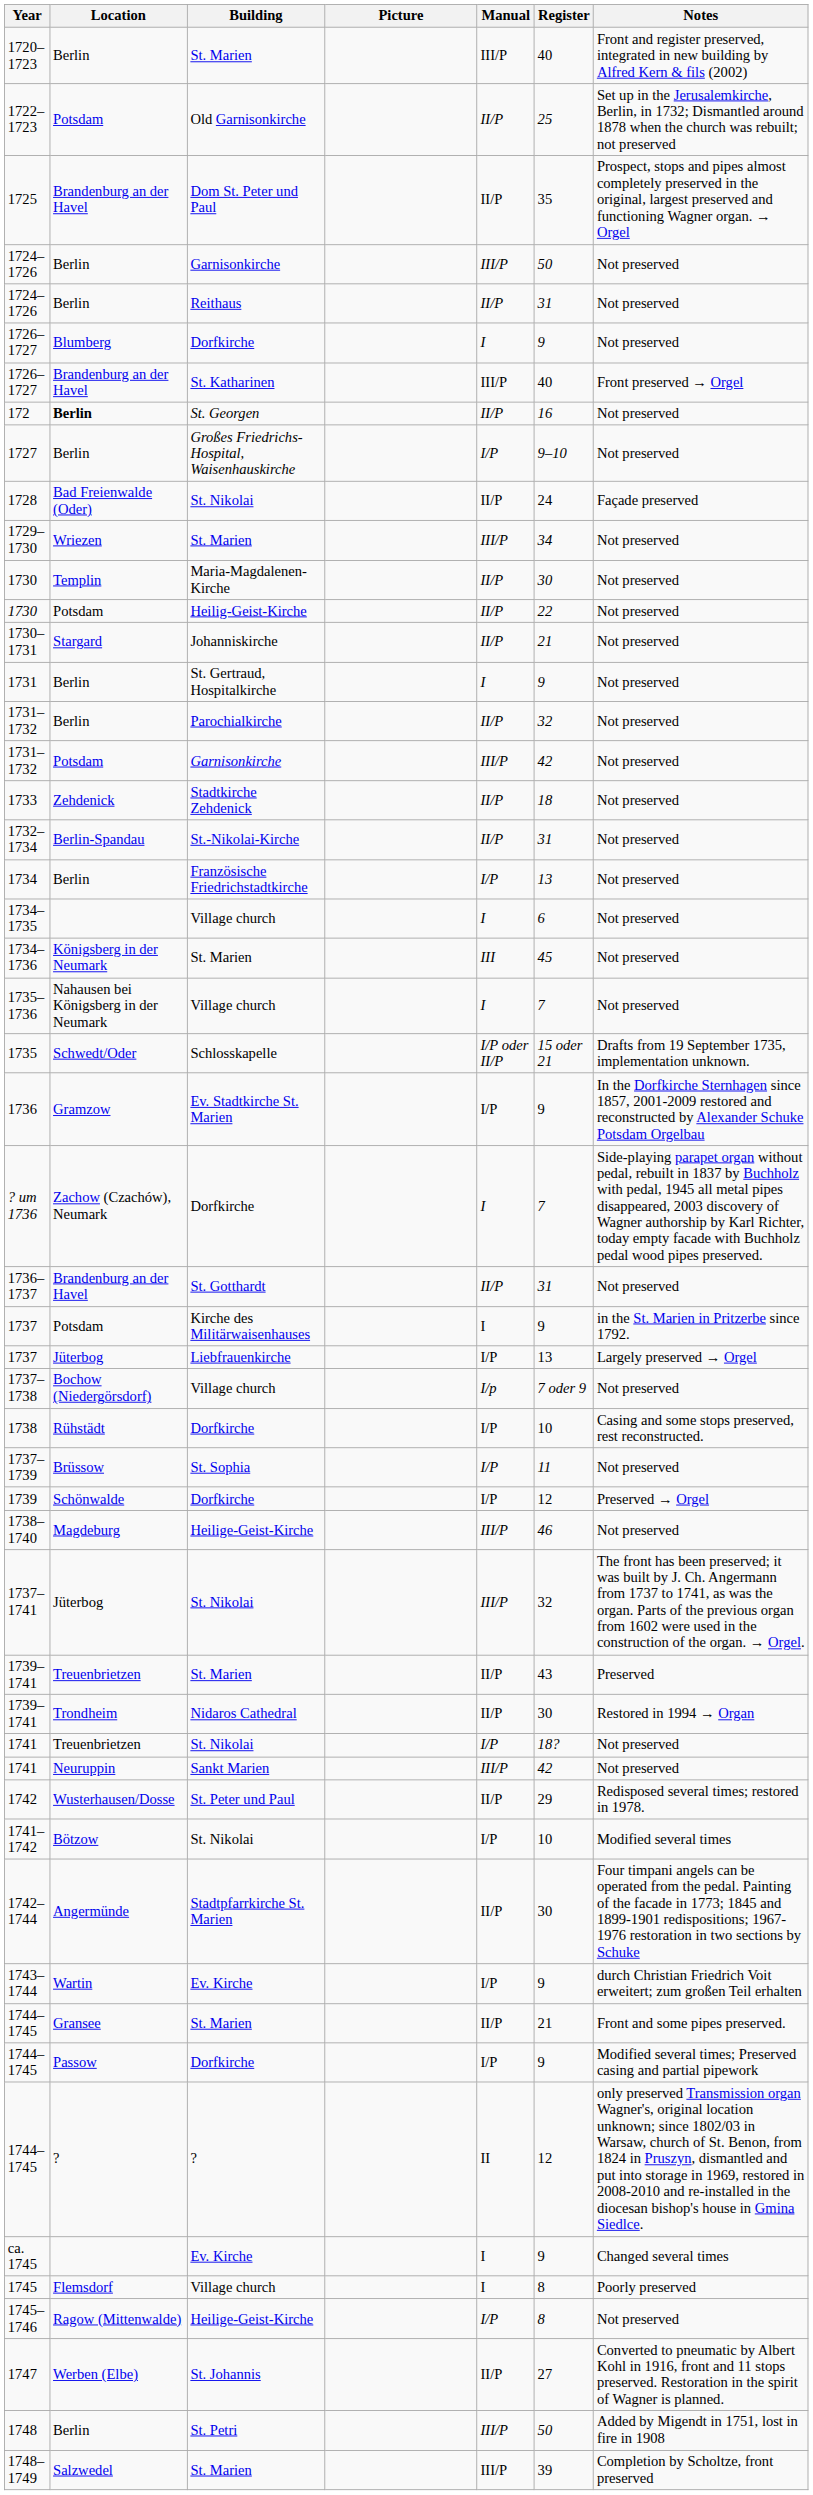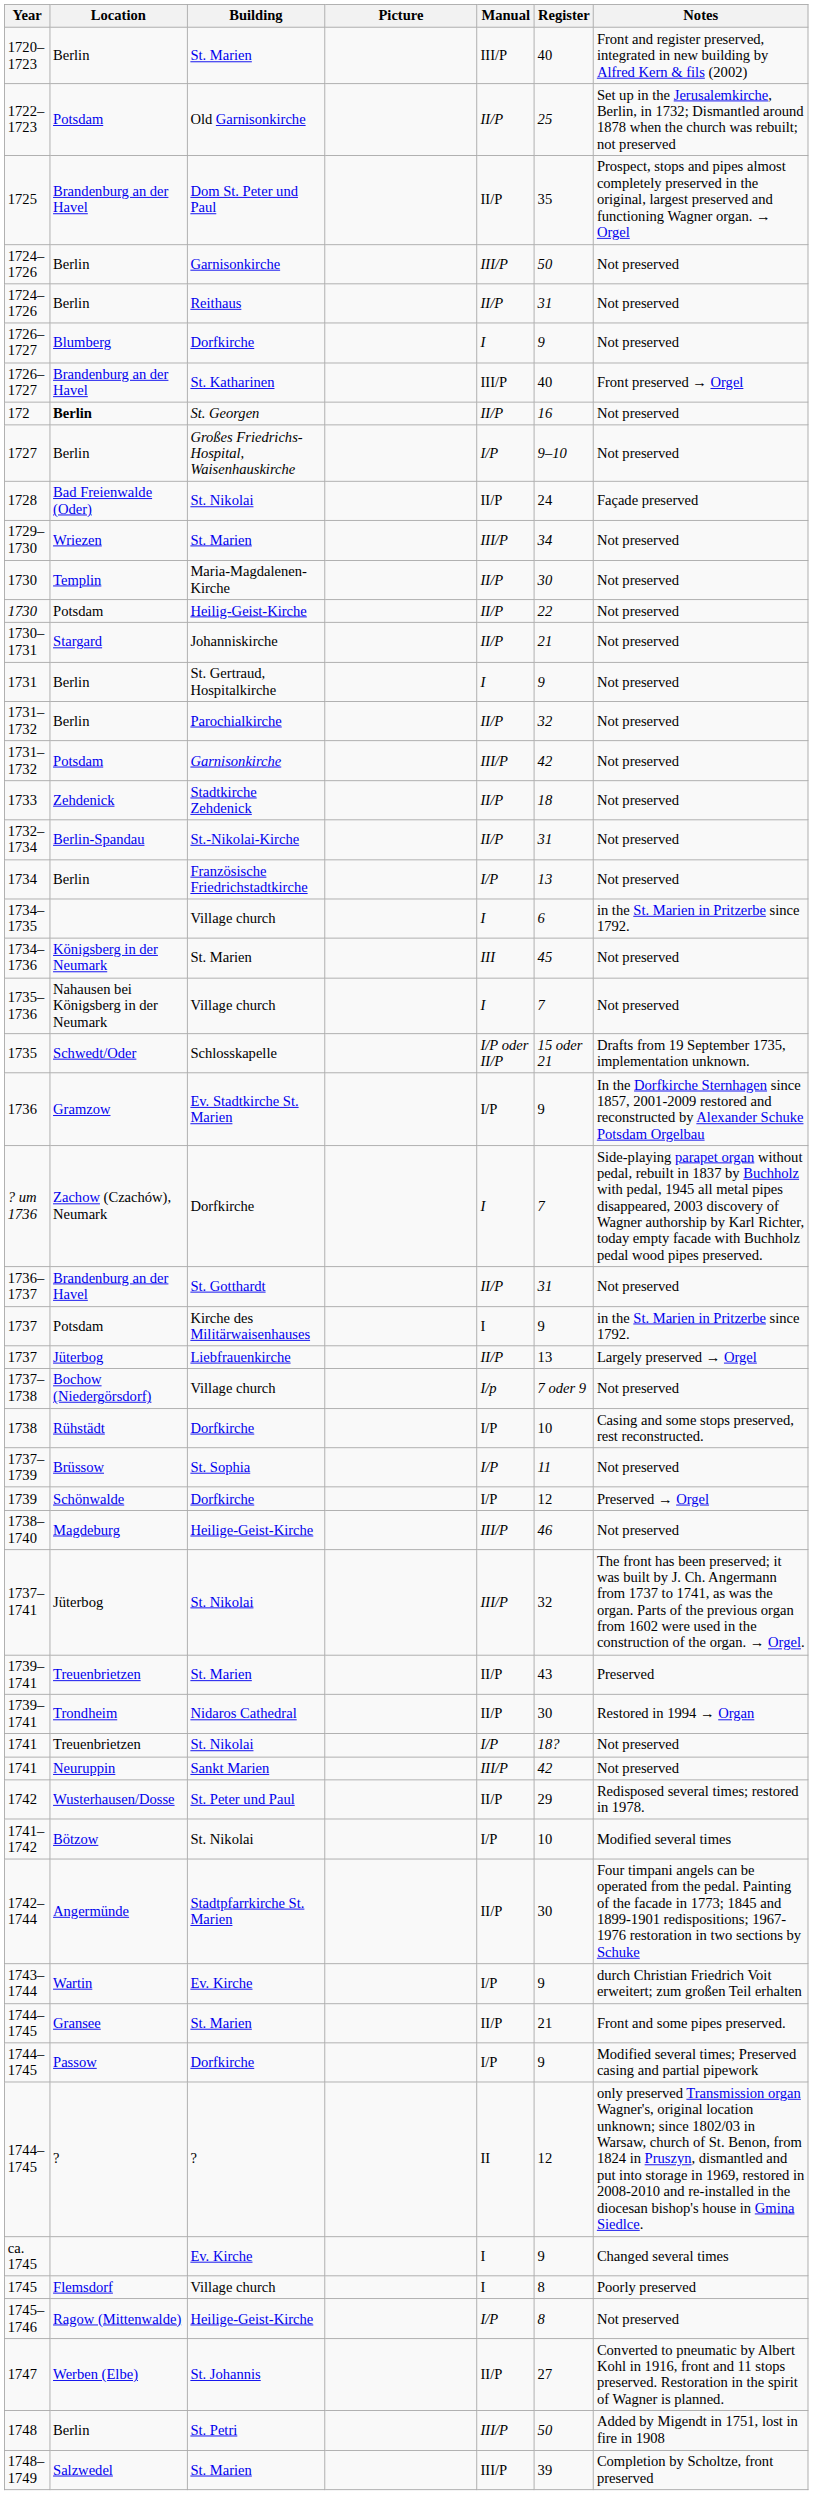(638, 918) Not preserved -> (698, 918) in the St. Marien in Pritzerbe since 1792.
(489, 1357) I/P -> (492, 1357) II/P
